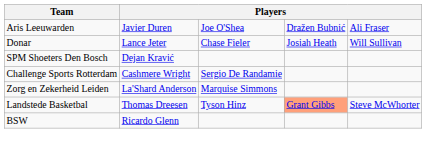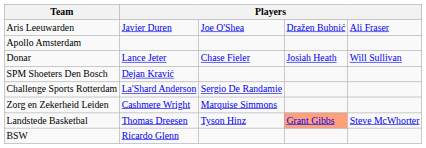+ row: (44, 43)
(156, 74) Cashmere Wright -> (159, 89) La'Shard Anderson
(159, 89) La'Shard Anderson -> (156, 105) Cashmere Wright
